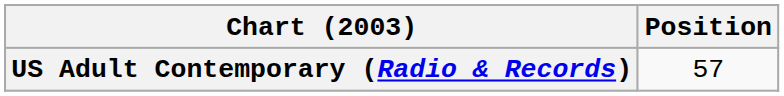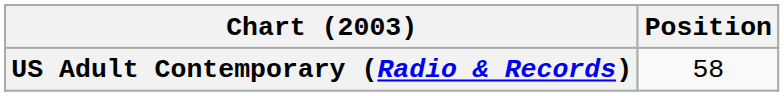(708, 70) 57 -> (708, 70) 58
